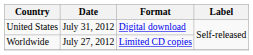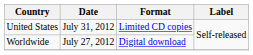(152, 27) Digital download -> (155, 27) Limited CD copies
(155, 42) Limited CD copies -> (152, 42) Digital download
